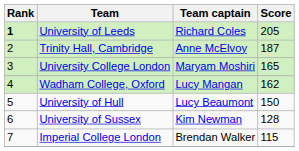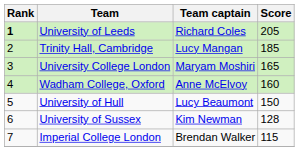(211, 48) Anne McElvoy -> (209, 48) Lucy Mangan
(270, 48) 187 -> (270, 48) 185
(209, 84) Lucy Mangan -> (211, 84) Anne McElvoy
(270, 84) 162 -> (270, 84) 160
